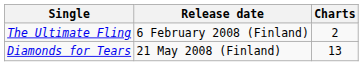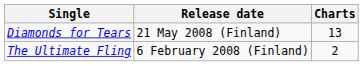rows swapped: (69, 32) <-> (69, 51)
